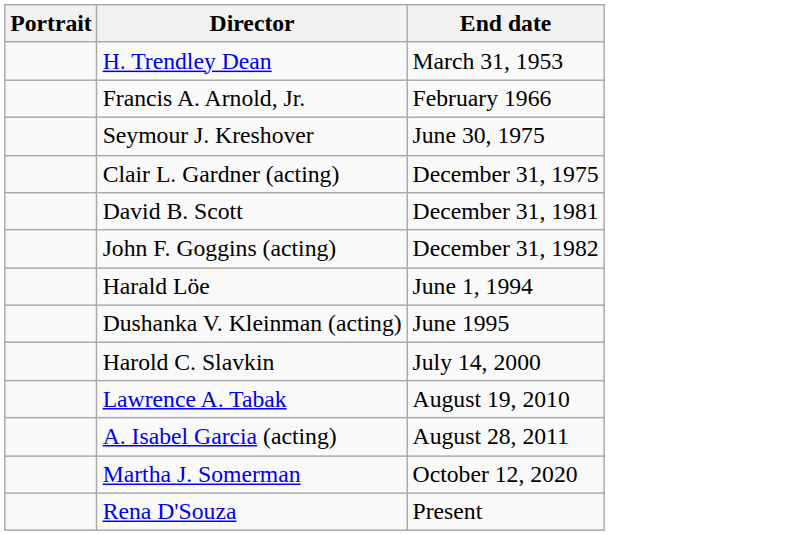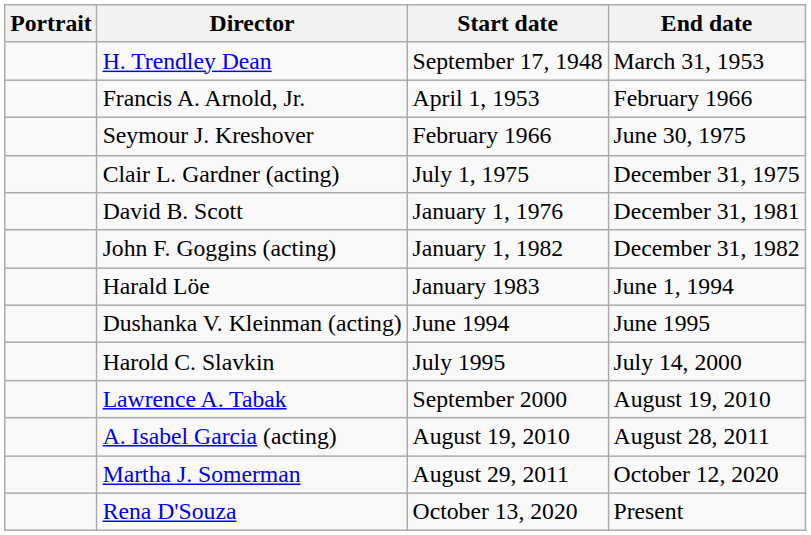+ column: (508, 23)
